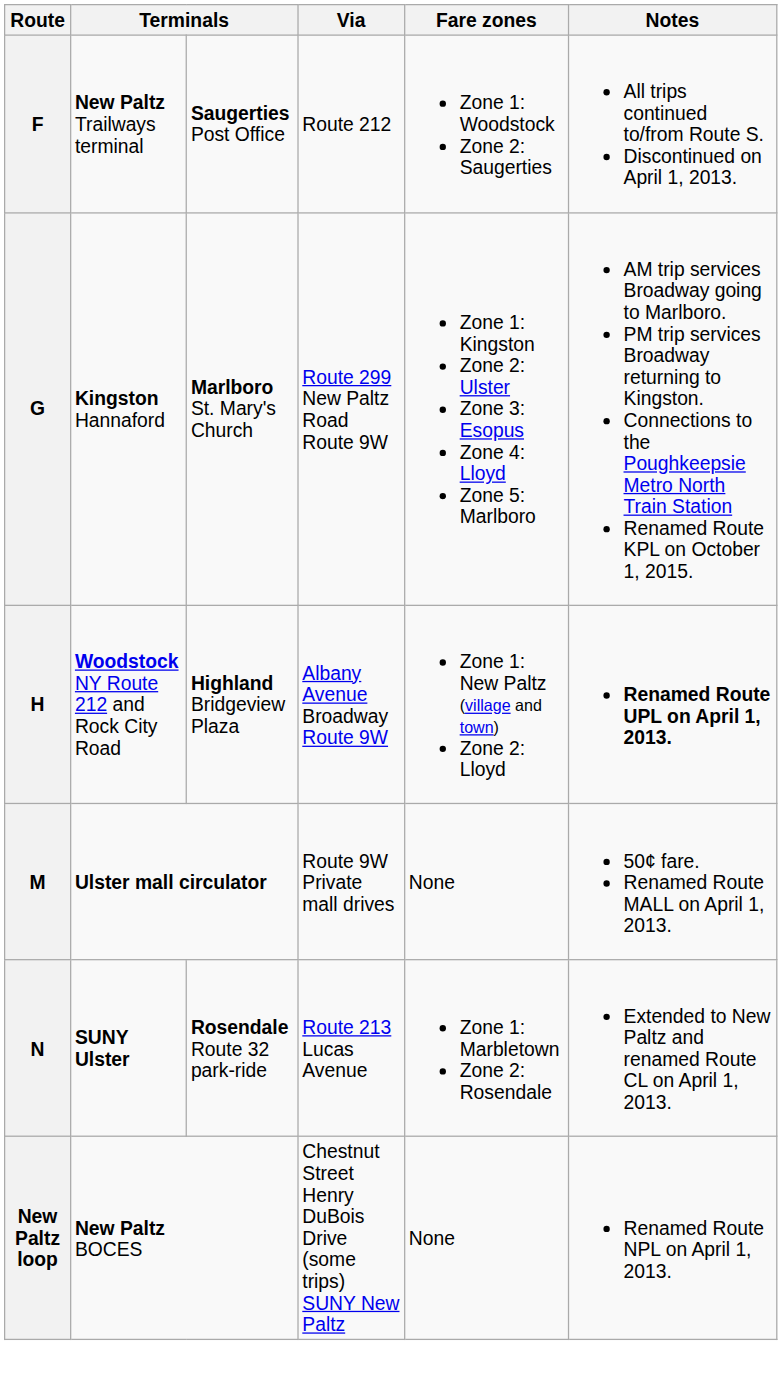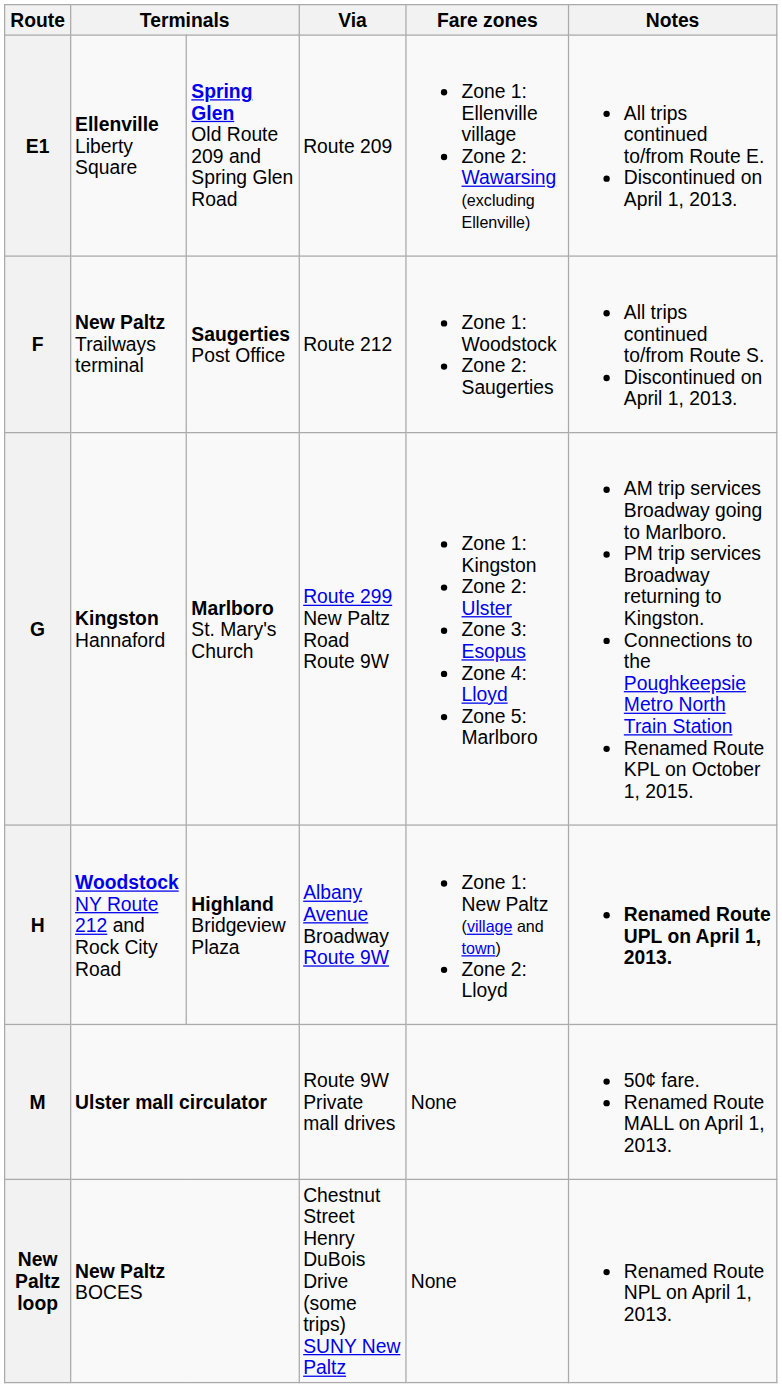+ row: (38, 146)
- row: (38, 1048)
